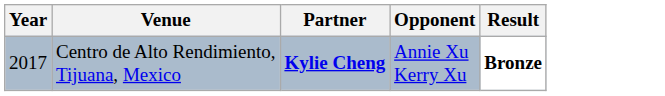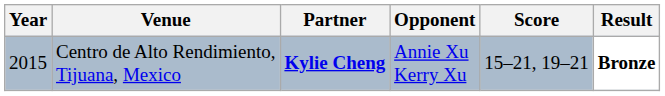+ column: (537, 20)
(28, 63) 2017 -> (28, 63) 2015
